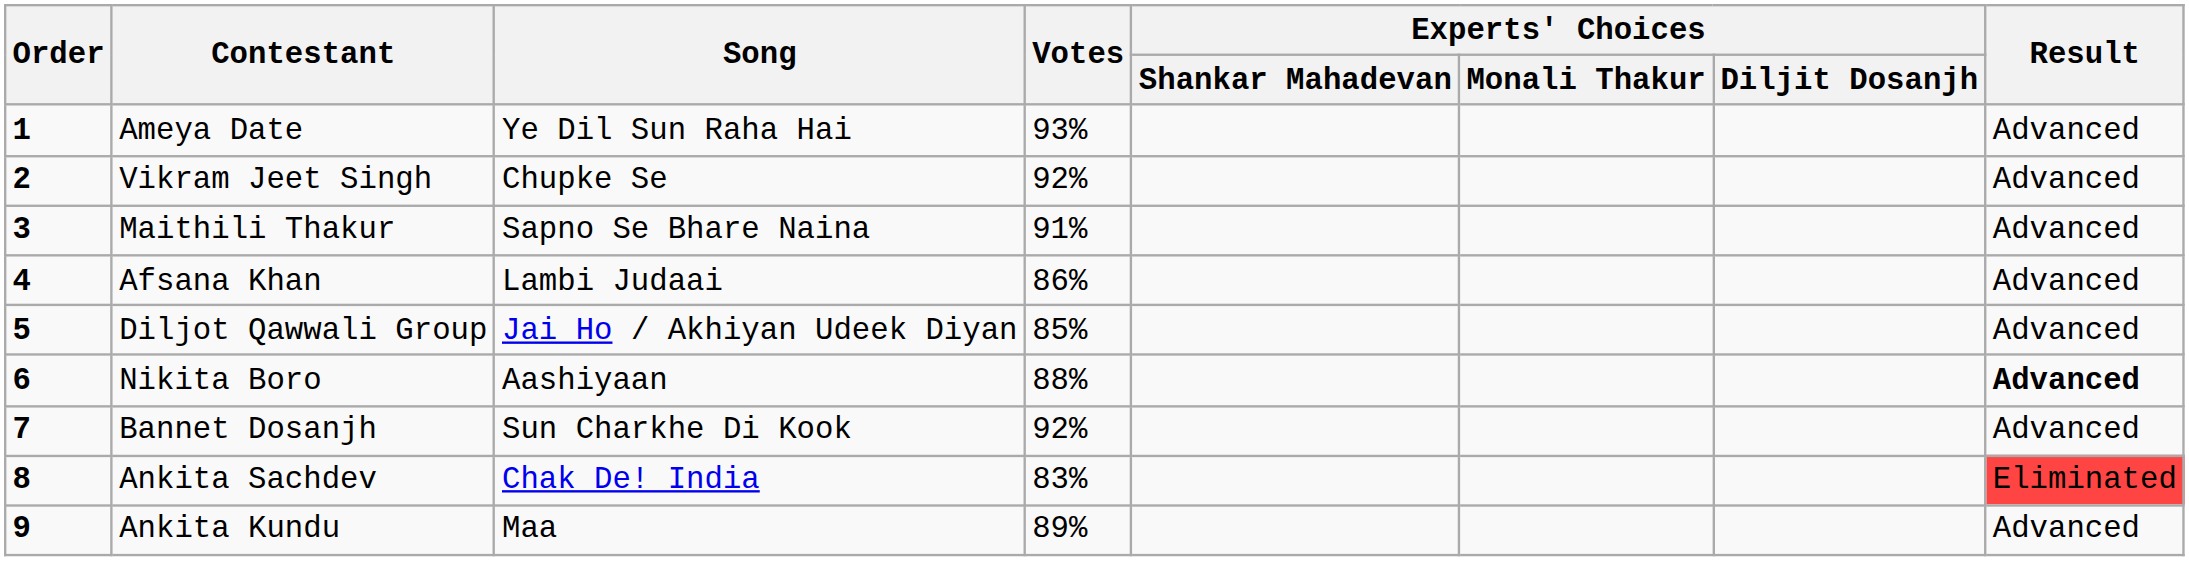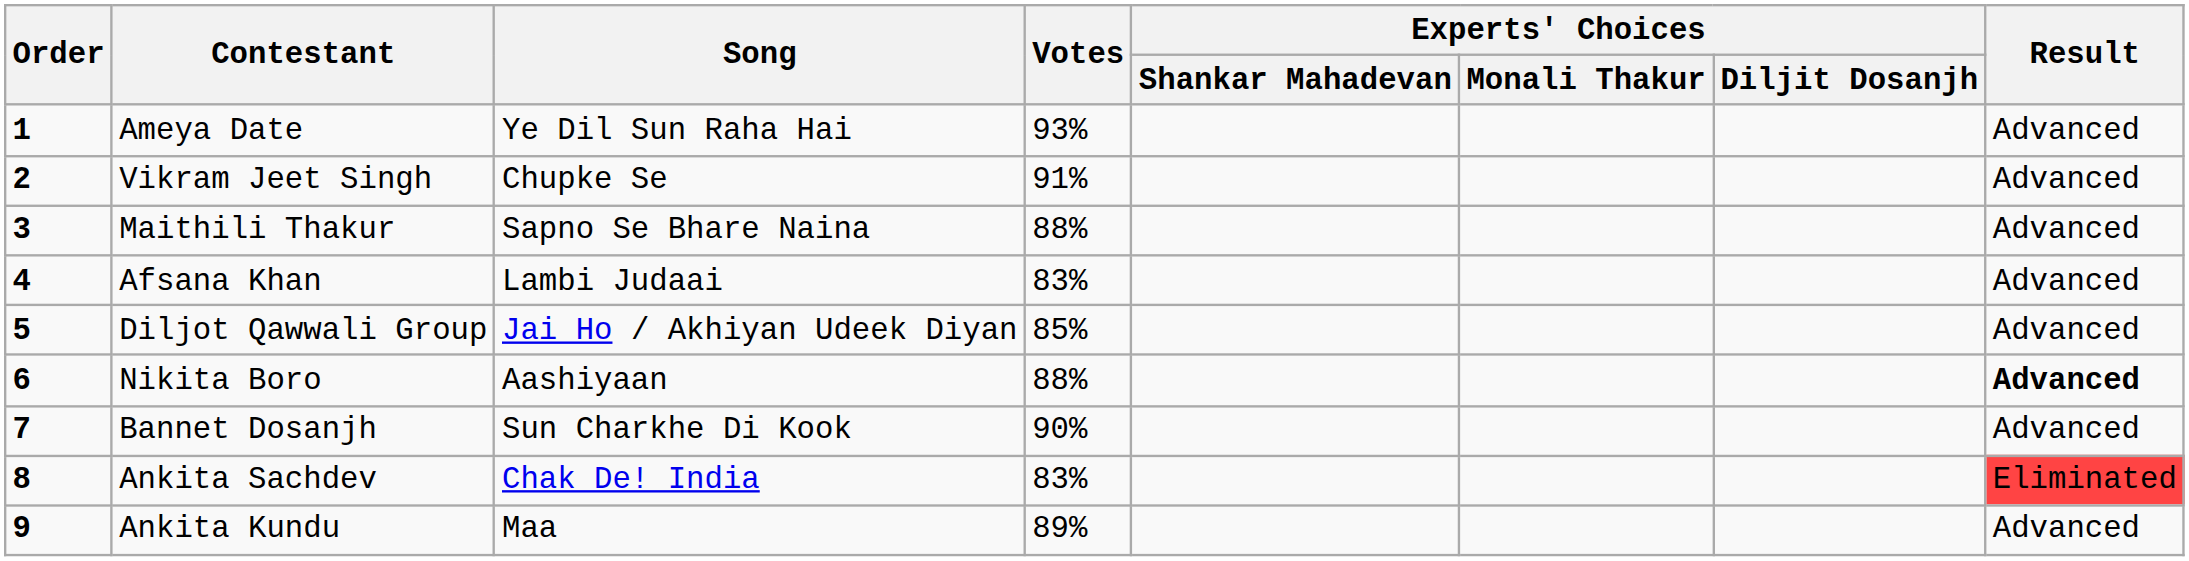(1060, 180) 92% -> (1060, 180) 91%
(1060, 230) 91% -> (1060, 230) 88%
(1060, 280) 86% -> (1060, 280) 83%
(1060, 430) 92% -> (1060, 430) 90%
